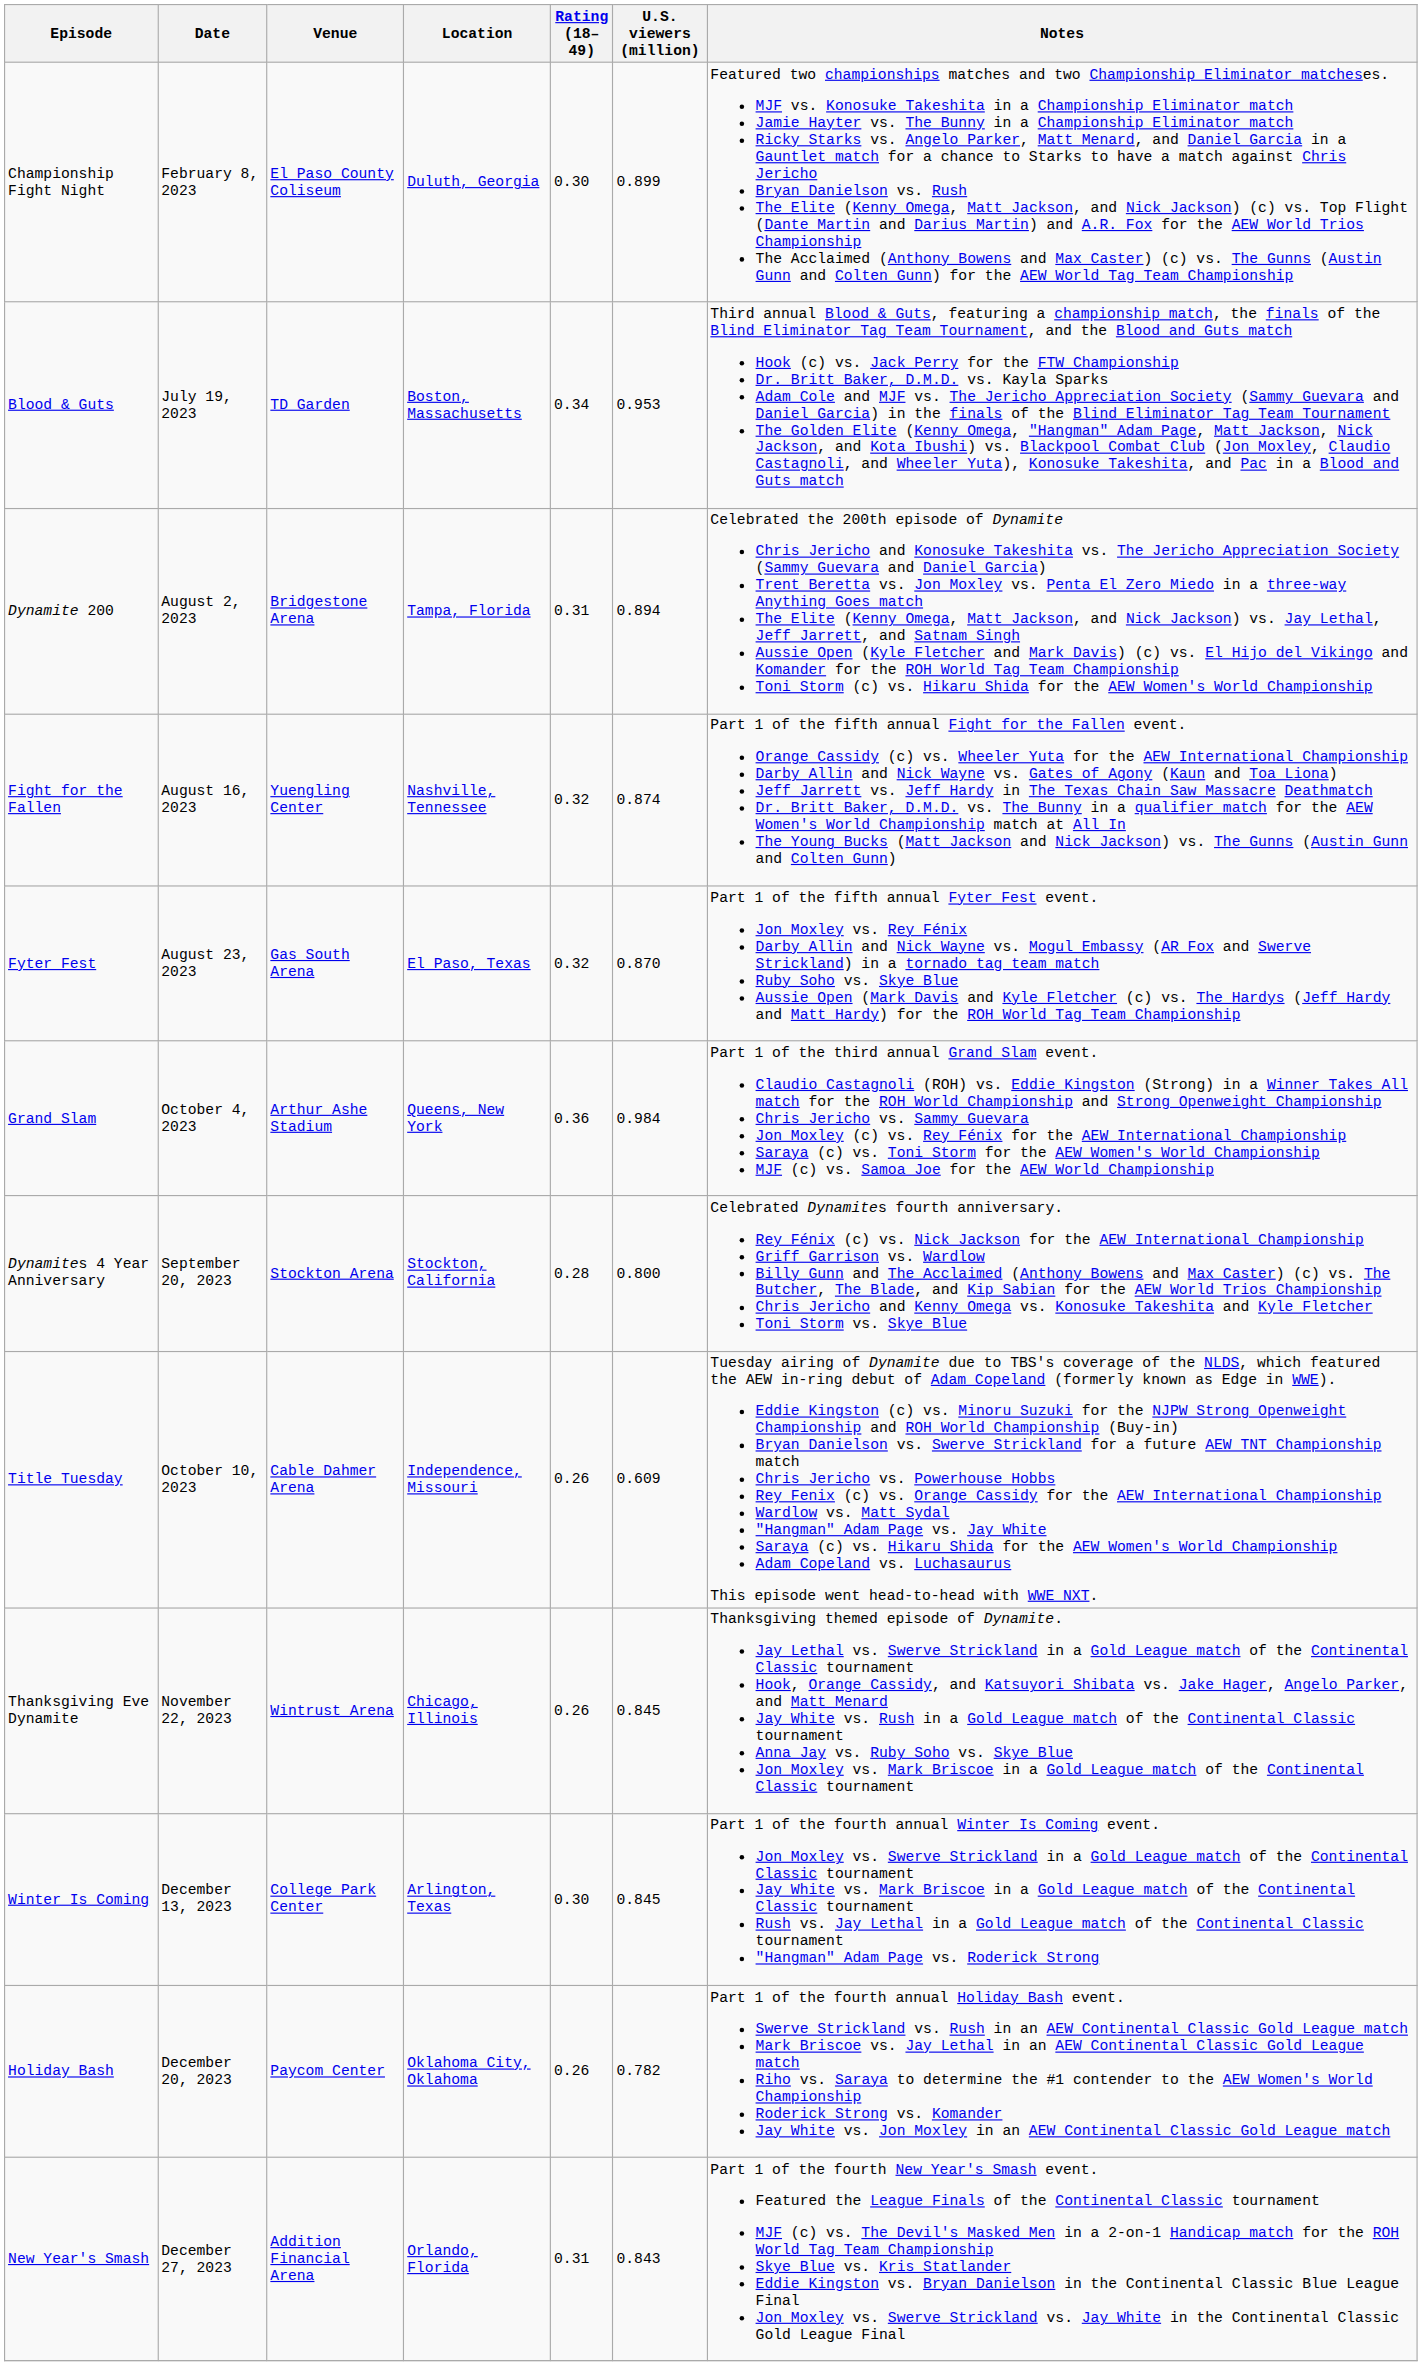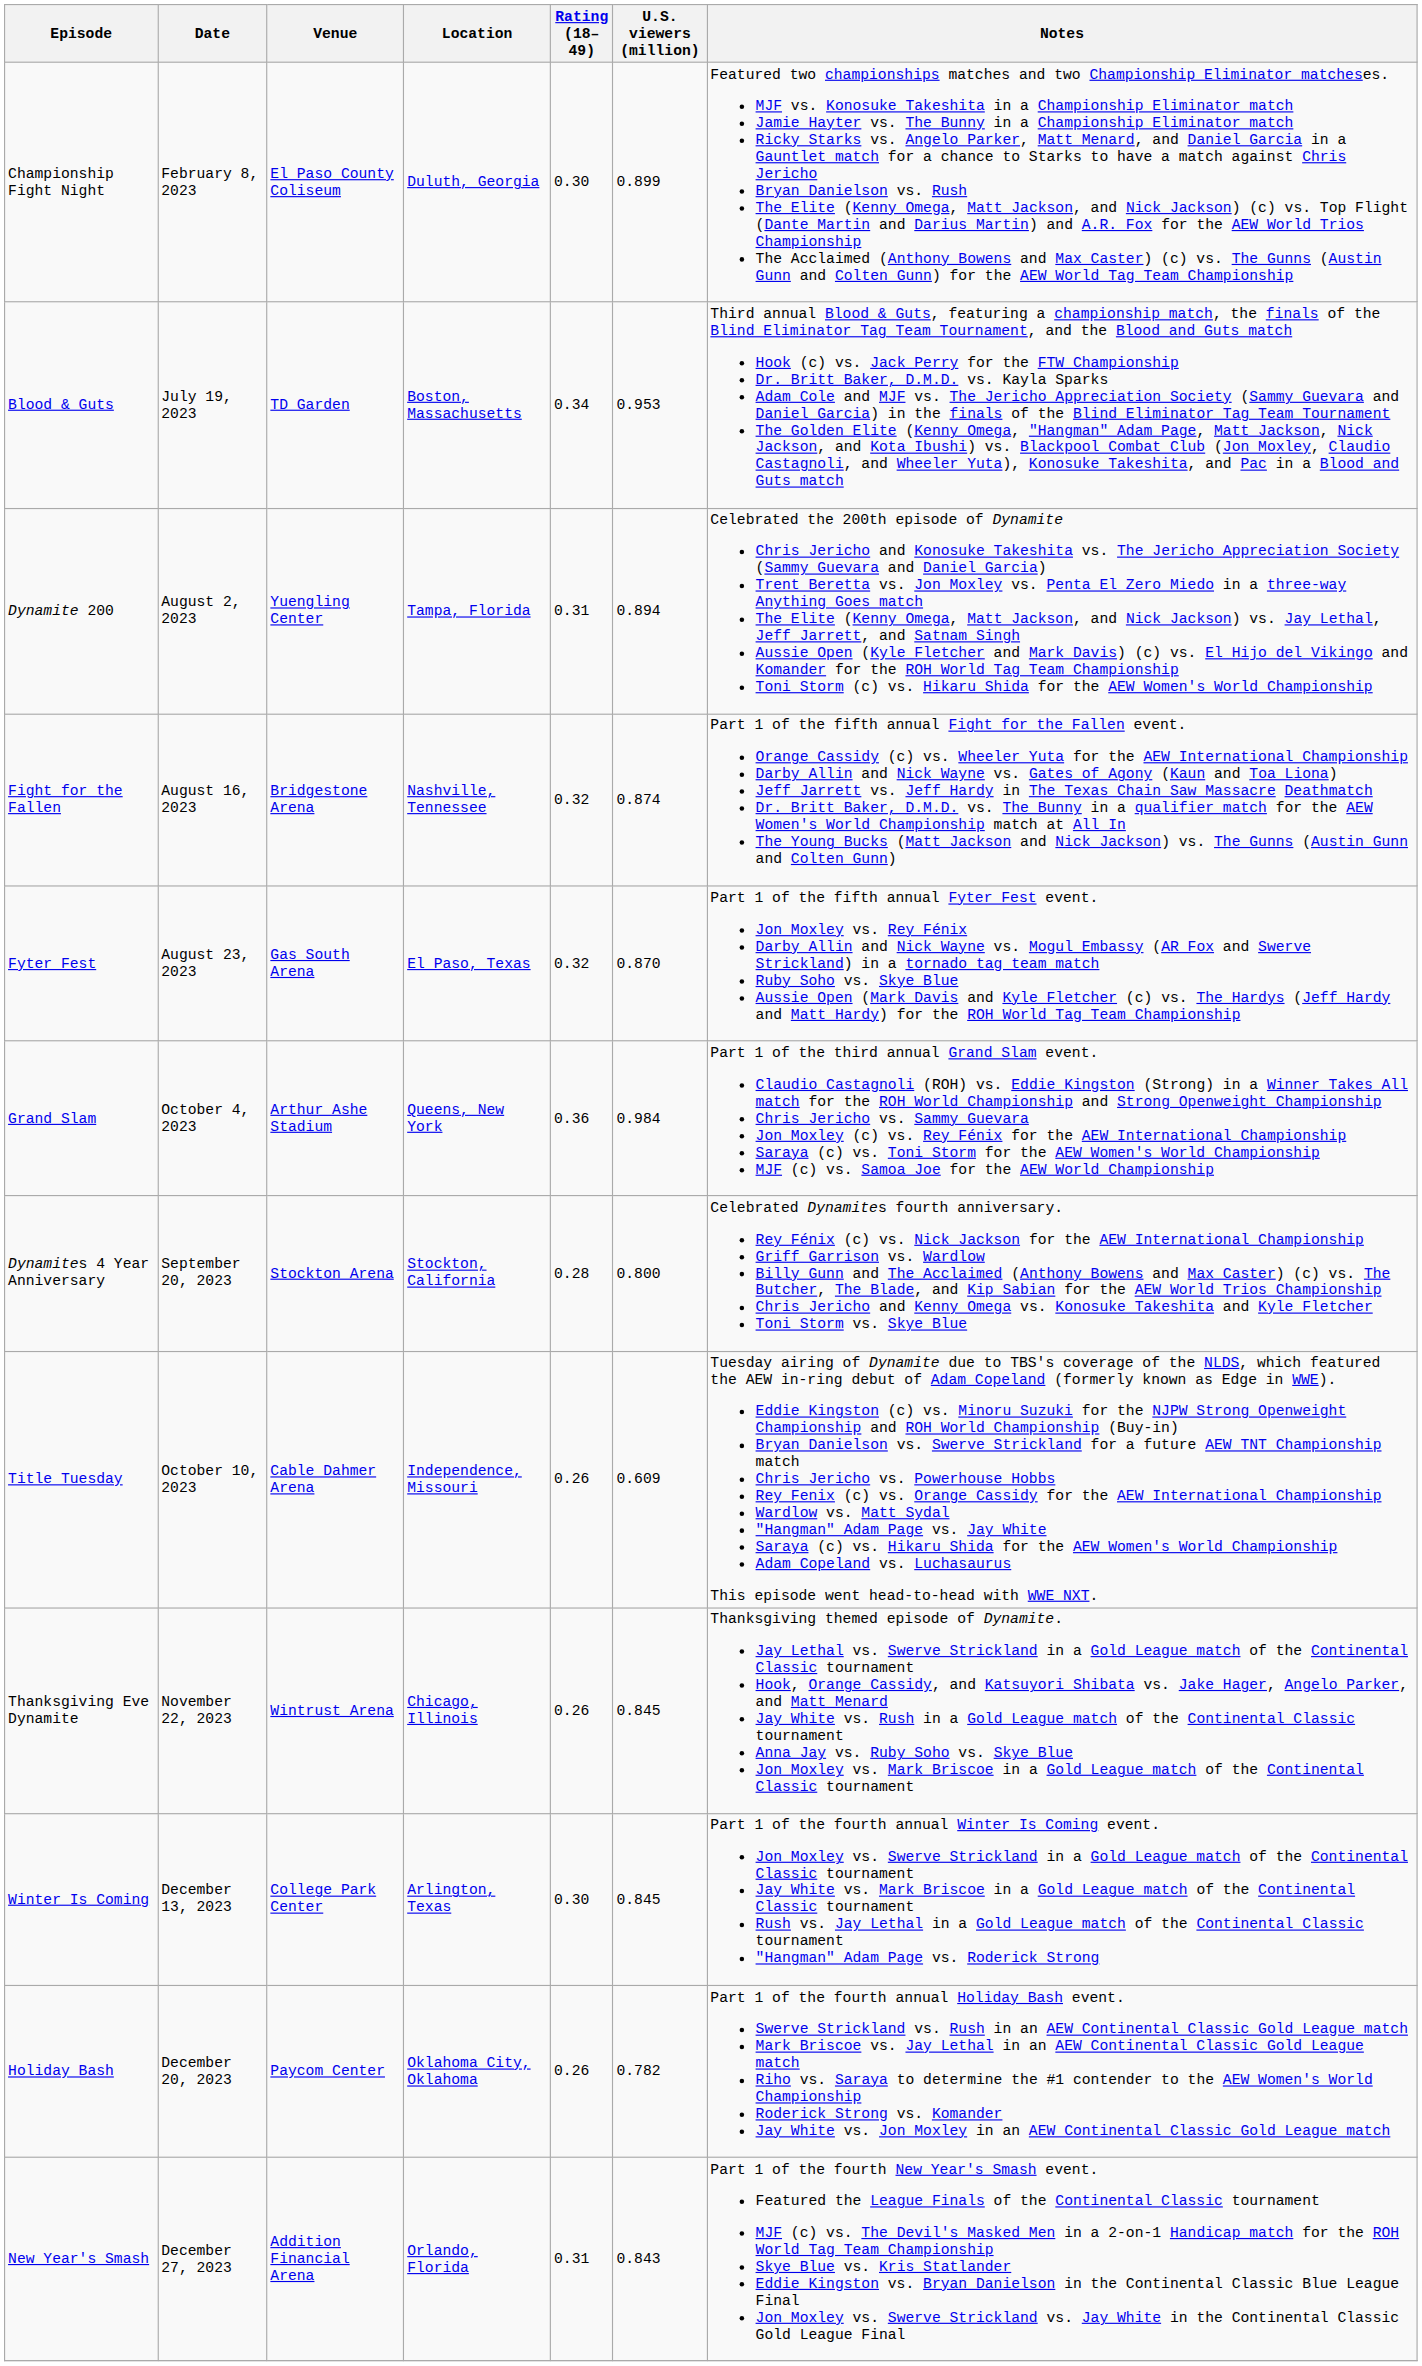(319, 611) Bridgestone Arena -> (310, 611) Yuengling Center
(310, 800) Yuengling Center -> (319, 800) Bridgestone Arena
